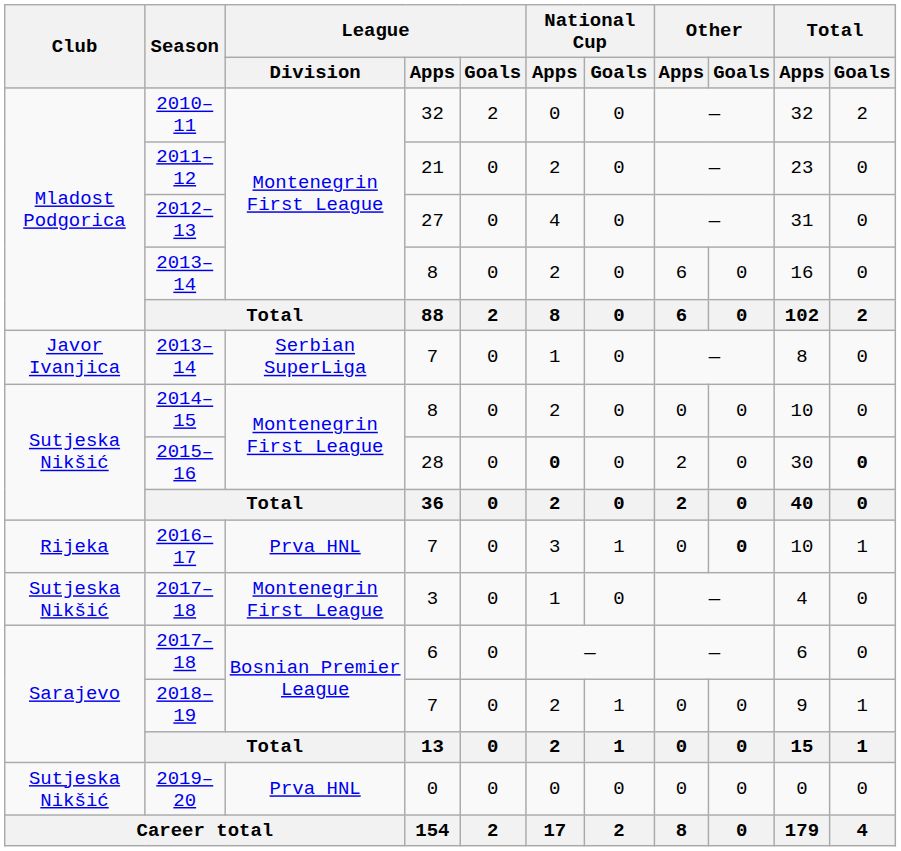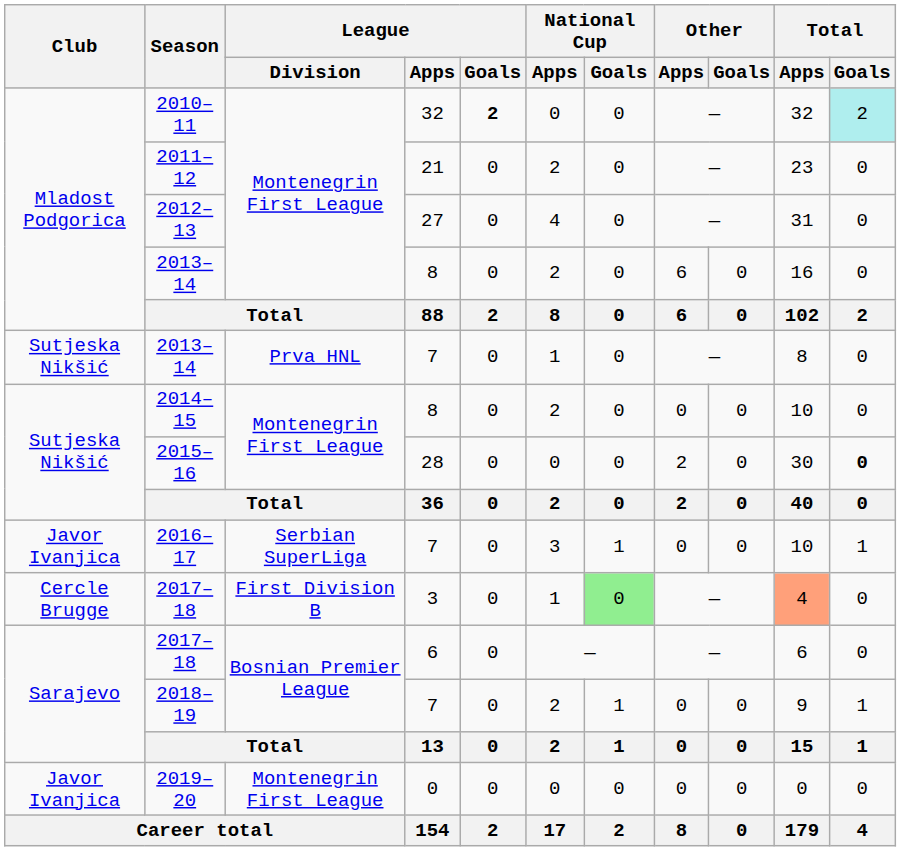(493, 115) normal -> (493, 115) bold
(862, 115) no background -> (862, 115) paleturquoise background
(75, 357) Javor Ivanjica -> (75, 357) Sutjeska Nikšić
(315, 357) Serbian SuperLiga -> (315, 357) Prva HNL
(555, 463) bold -> (555, 463) normal
(75, 547) Rijeka -> (75, 547) Javor Ivanjica
(315, 547) Prva HNL -> (315, 547) Serbian SuperLiga
(742, 547) bold -> (742, 547) normal
(75, 599) Sutjeska Nikšić -> (75, 599) Cercle Brugge
(315, 599) Montenegrin First League -> (315, 599) First Division B
(619, 599) no background -> (619, 599) lightgreen background
(802, 599) no background -> (802, 599) lightsalmon background
(75, 789) Sutjeska Nikšić -> (75, 789) Javor Ivanjica
(315, 789) Prva HNL -> (315, 789) Montenegrin First League
